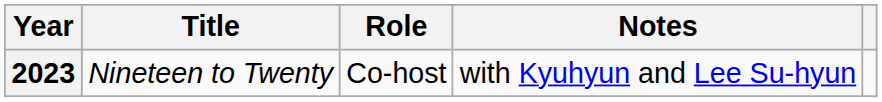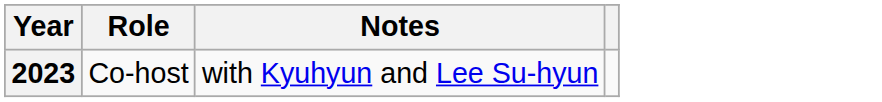- column: (211, 27)
